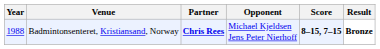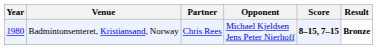(15, 32) 1988 -> (15, 32) 1980
(203, 32) bold -> (202, 32) normal
